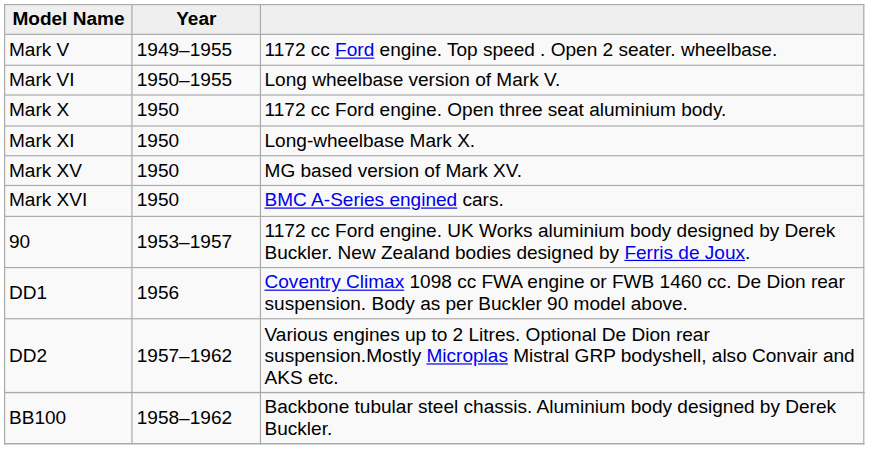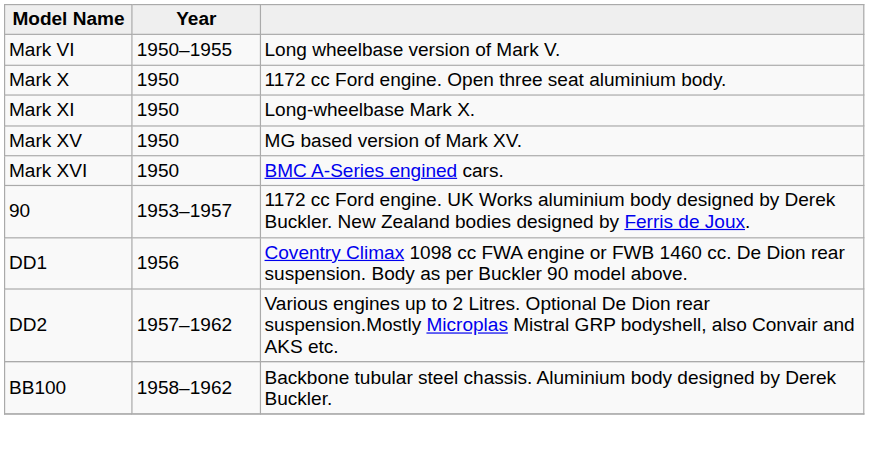- row: (39, 49)
